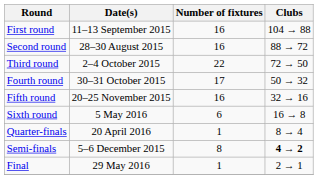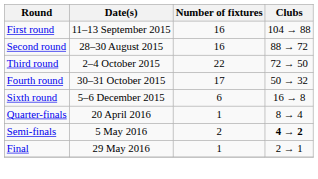- row: (31, 98)
(121, 115) 5 May 2016 -> (121, 98) 5–6 December 2015
(121, 149) 5–6 December 2015 -> (121, 132) 5 May 2016
(219, 149) 8 -> (219, 132) 2
